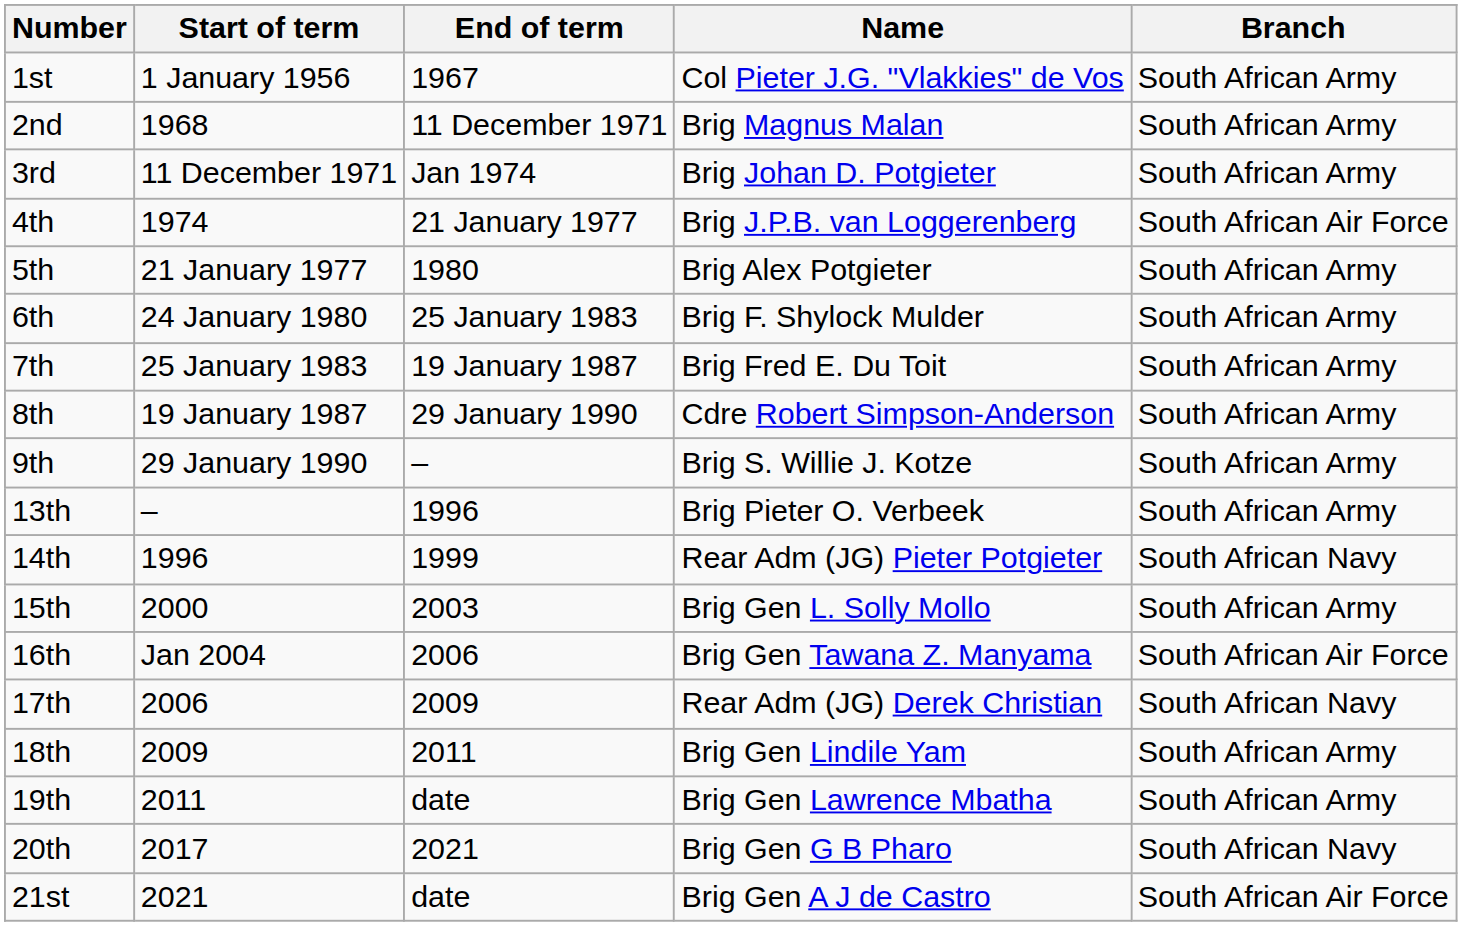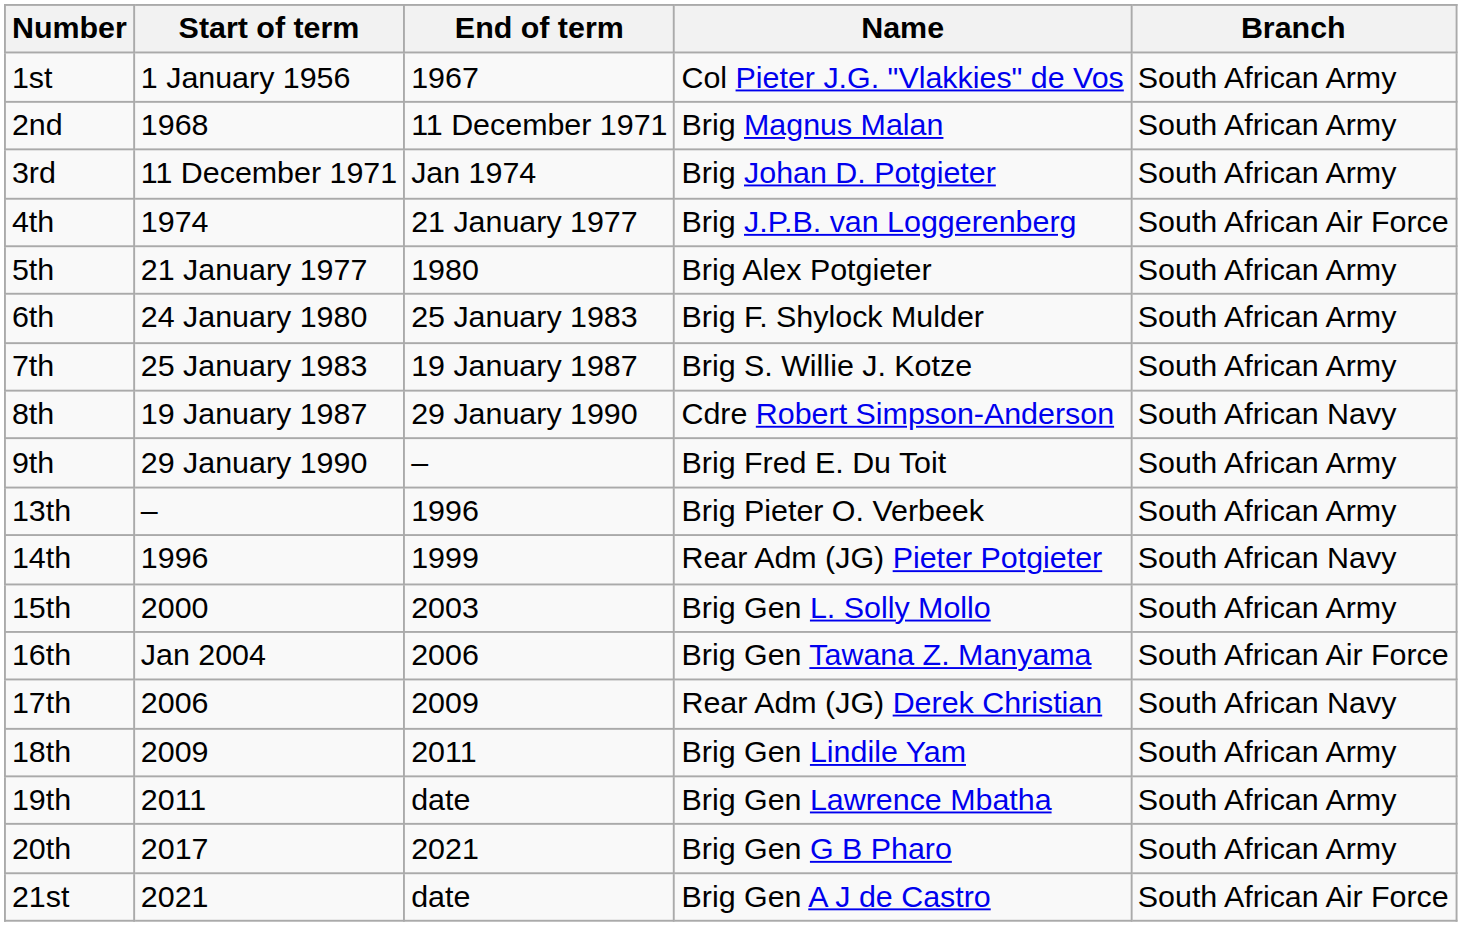(814, 366) Brig Fred E. Du Toit -> (827, 366) Brig S. Willie J. Kotze
(1267, 414) South African Army -> (1267, 414) South African Navy
(827, 462) Brig S. Willie J. Kotze -> (814, 462) Brig Fred E. Du Toit
(1267, 848) South African Navy -> (1267, 848) South African Army
